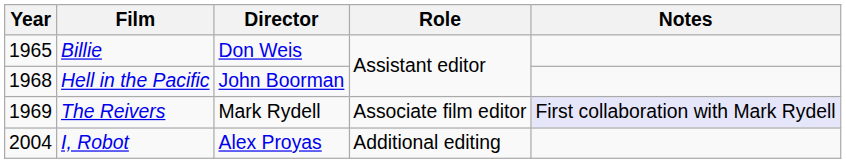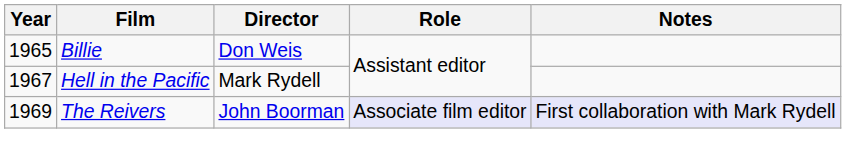(31, 81) 1968 -> (31, 81) 1967
(281, 81) John Boorman -> (270, 81) Mark Rydell
(270, 111) Mark Rydell -> (281, 111) John Boorman
(440, 111) no background -> (440, 111) lavender background
- row: (95, 142)
